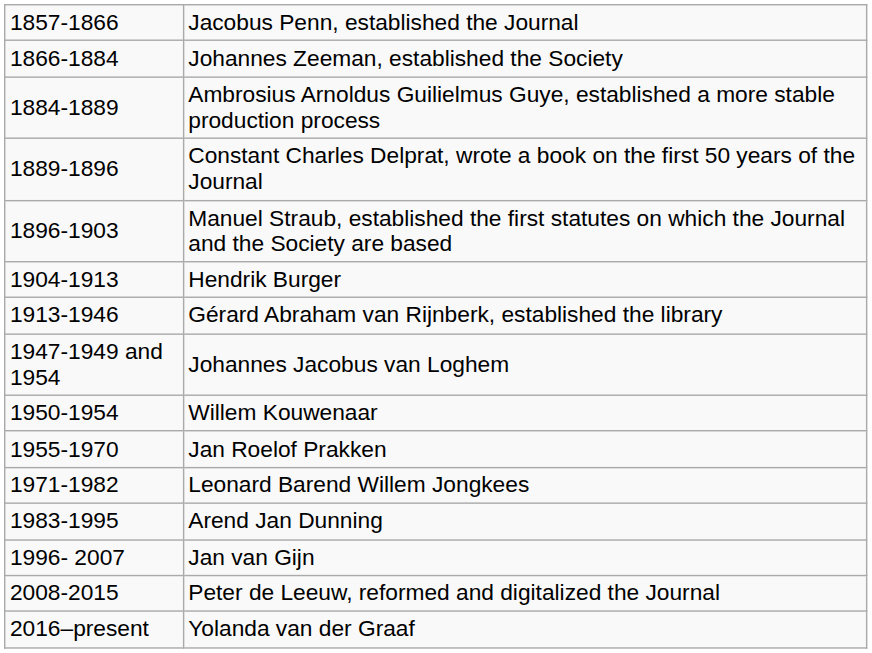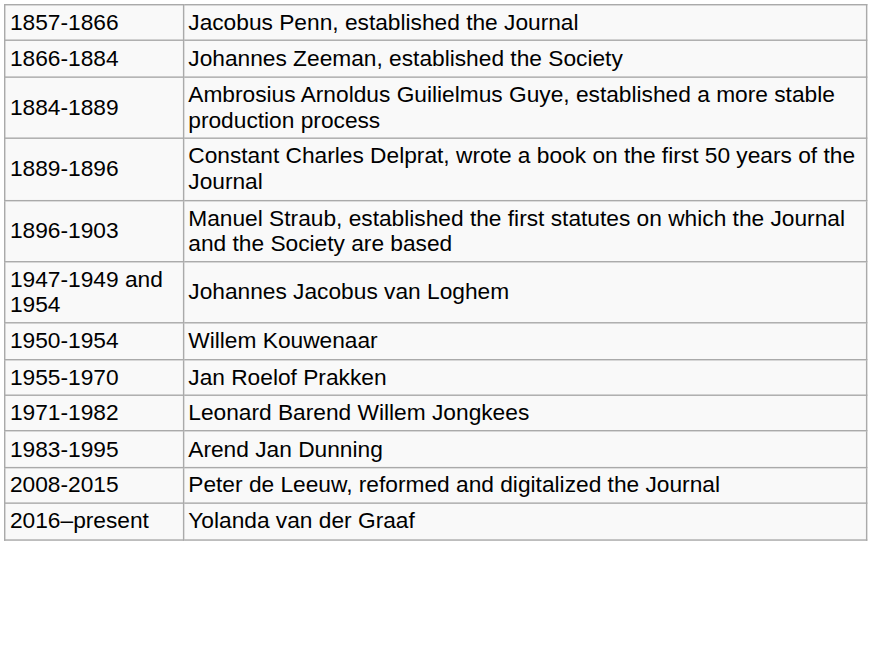- row: (265, 279)
- row: (455, 315)
- row: (251, 557)
